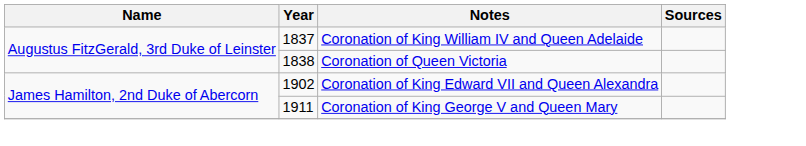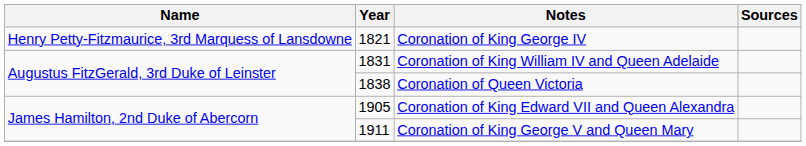+ row: (492, 38)
(299, 38) 1837 -> (375, 61) 1831
(299, 84) 1902 -> (375, 107) 1905
